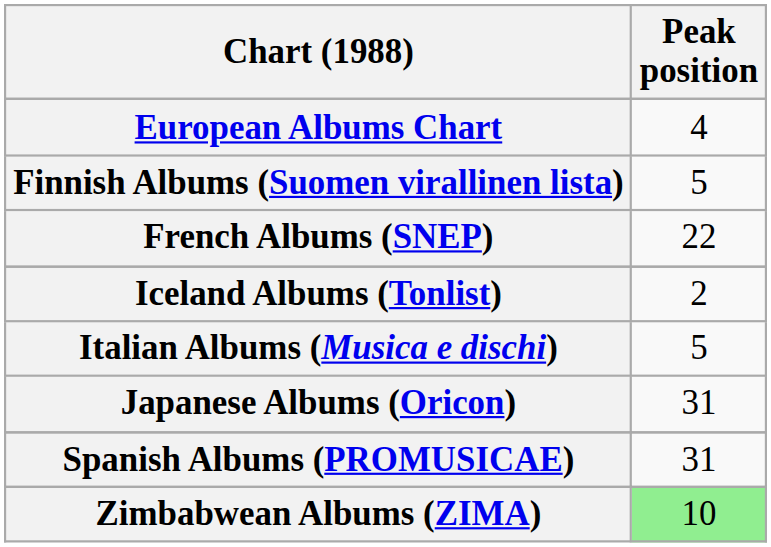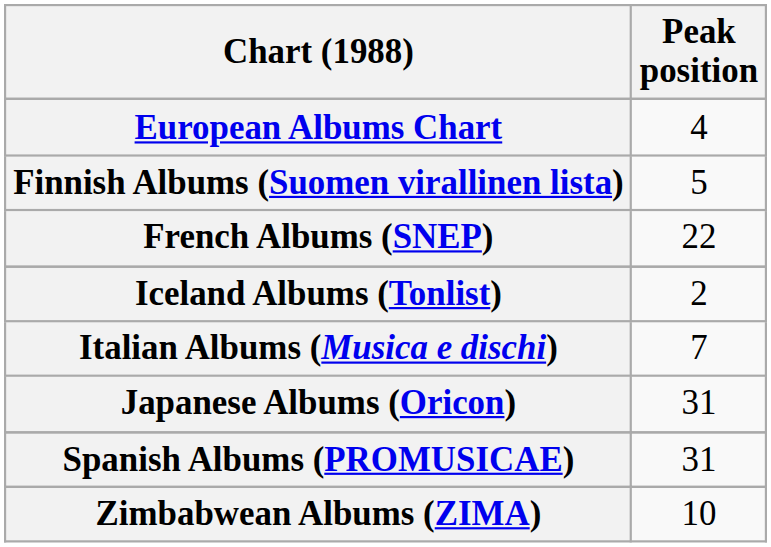(699, 347) 5 -> (699, 347) 7
(699, 513) lightgreen background -> (699, 513) no background
